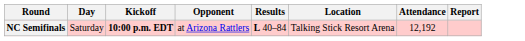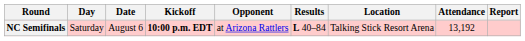+ column: (126, 12)
(422, 28) 12,192 -> (462, 28) 13,192
